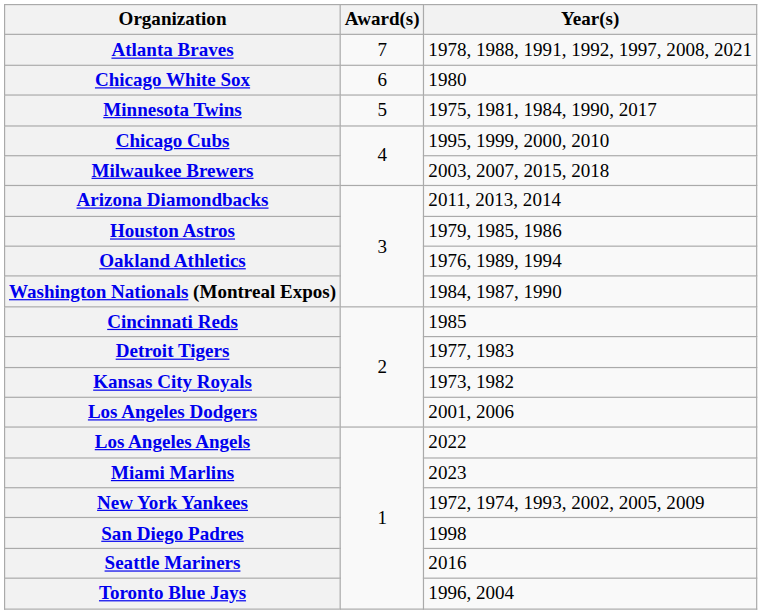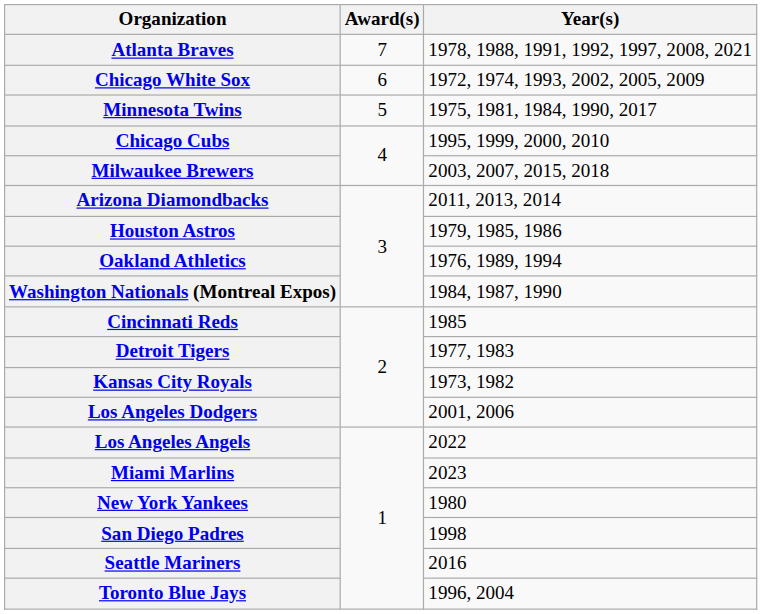(447, 79) 1980 -> (566, 79) 1972, 1974, 1993, 2002, 2005, 2009
(566, 502) 1972, 1974, 1993, 2002, 2005, 2009 -> (447, 502) 1980
